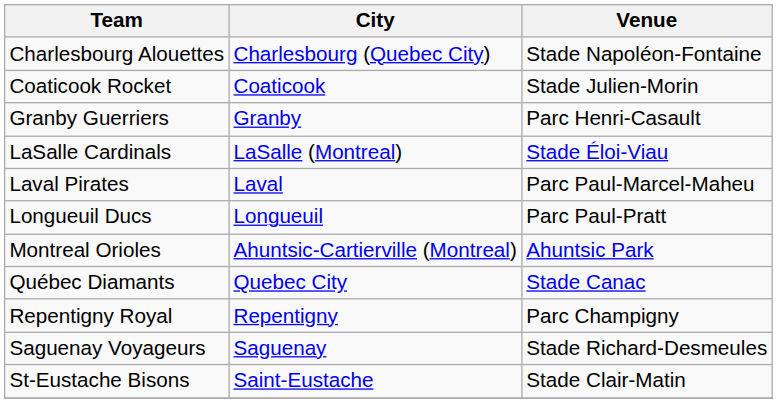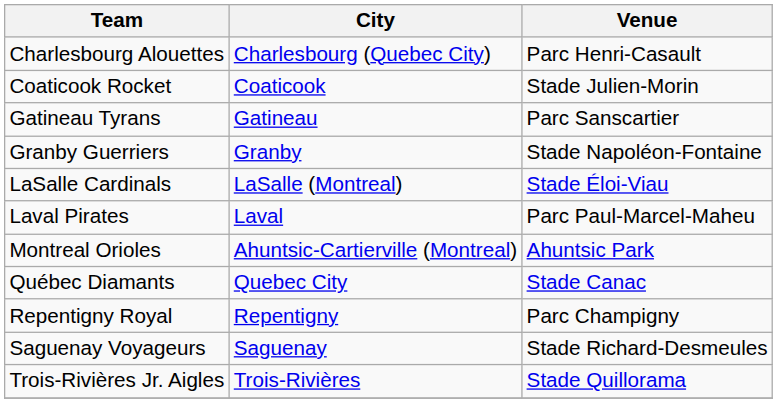(644, 53) Stade Napoléon-Fontaine -> (614, 53) Parc Henri-Casault
+ row: (85, 119)
(613, 119) Parc Henri-Casault -> (644, 151) Stade Napoléon-Fontaine
- row: (81, 217)
- row: (99, 380)
+ row: (117, 380)
